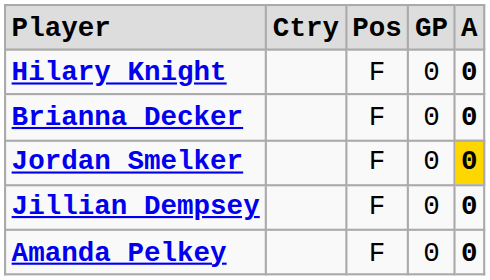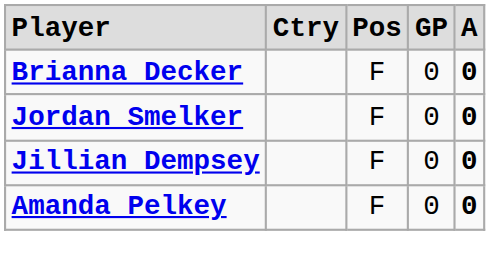- row: (119, 72)
(469, 162) gold background -> (469, 117) no background
